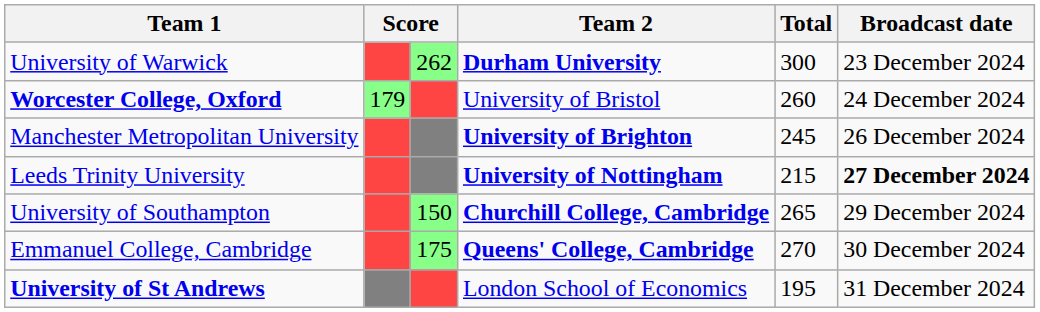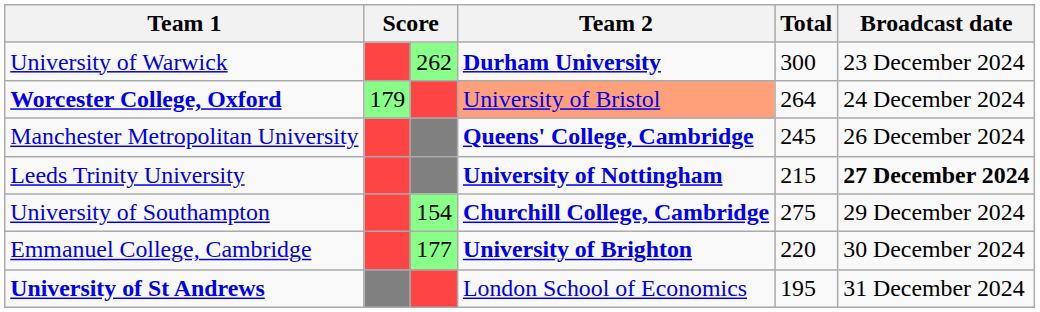(562, 99) no background -> (562, 99) lightsalmon background
(798, 99) 260 -> (798, 99) 264
(578, 136) University of Brighton -> (608, 136) Queens' College, Cambridge
(434, 212) 150 -> (434, 212) 154
(798, 212) 265 -> (798, 212) 275
(434, 250) 175 -> (434, 250) 177
(608, 250) Queens' College, Cambridge -> (578, 250) University of Brighton
(798, 250) 270 -> (798, 250) 220
